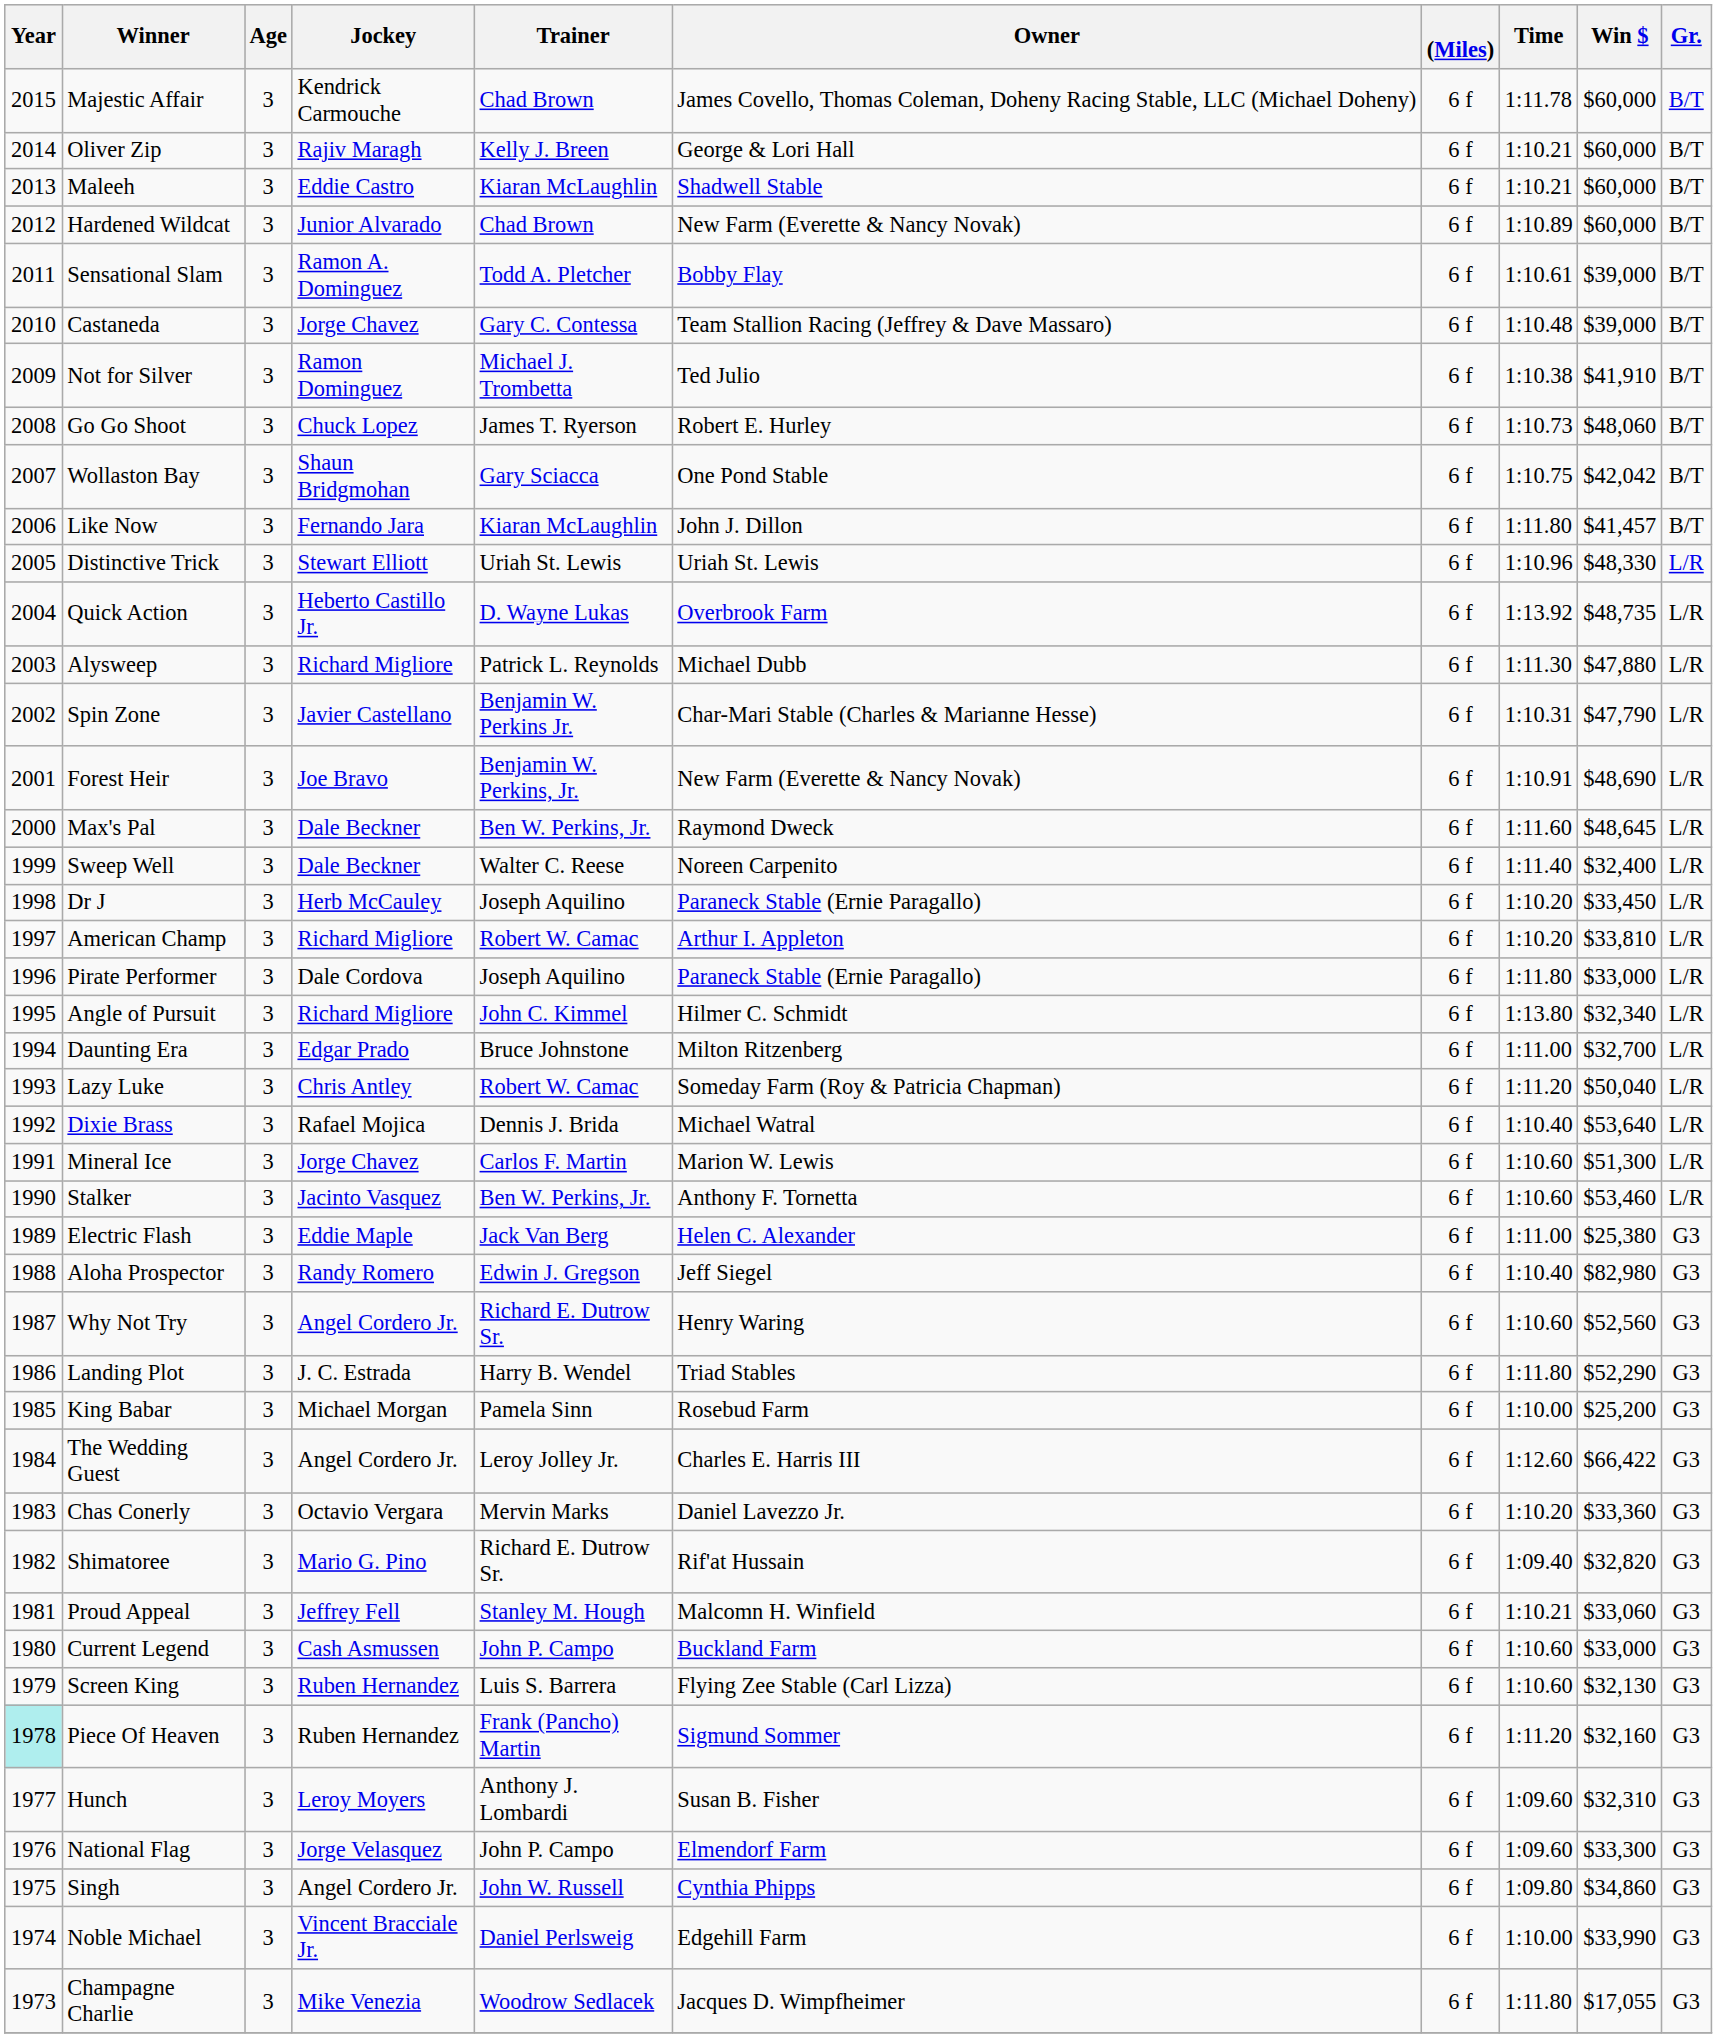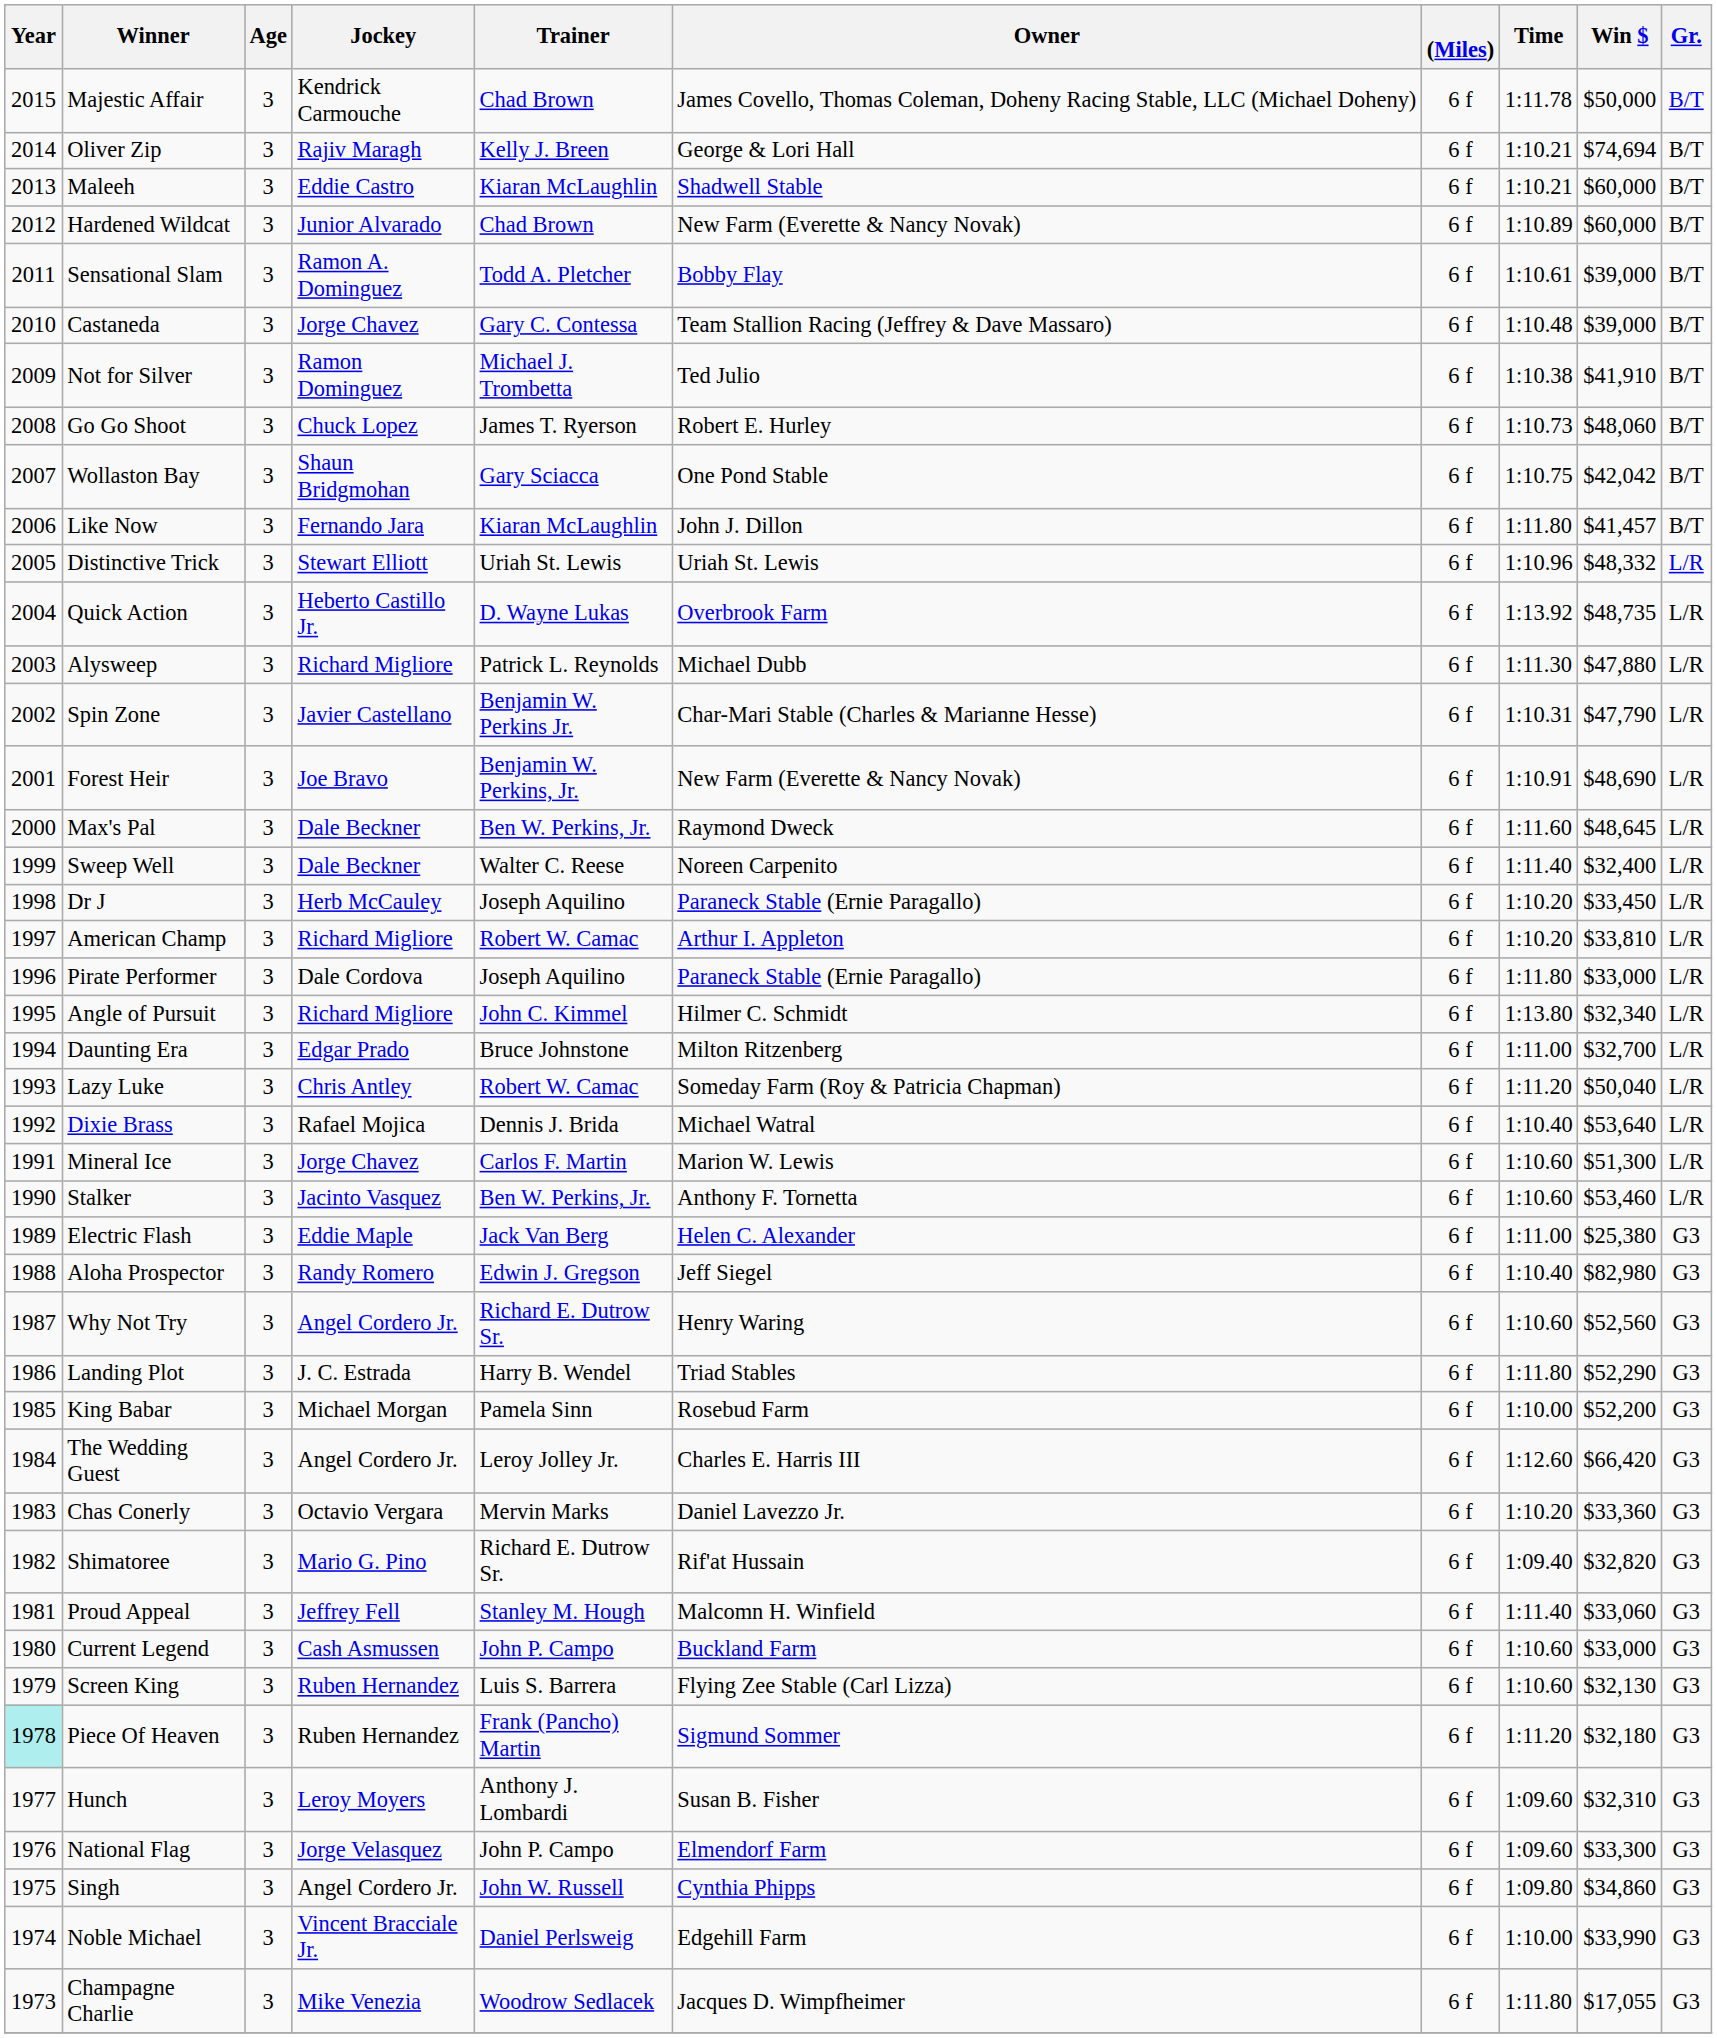(1620, 100) $60,000 -> (1620, 100) $50,000
(1620, 150) $60,000 -> (1620, 150) $74,694
(1620, 563) $48,330 -> (1620, 563) $48,332
(1620, 1410) $25,200 -> (1620, 1410) $52,200
(1620, 1460) $66,422 -> (1620, 1460) $66,420
(1539, 1611) 1:10.21 -> (1538, 1611) 1:11.40
(1620, 1736) $32,160 -> (1620, 1736) $32,180
